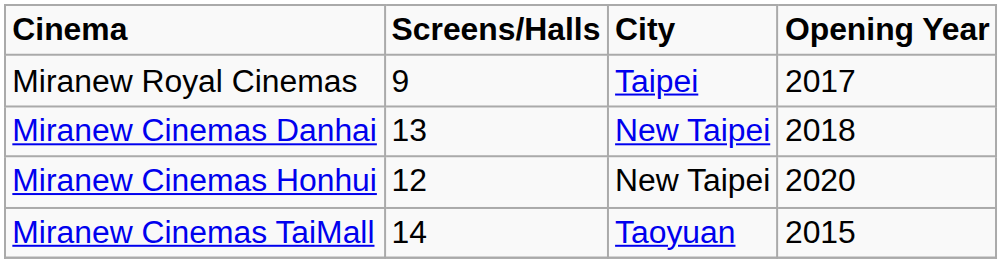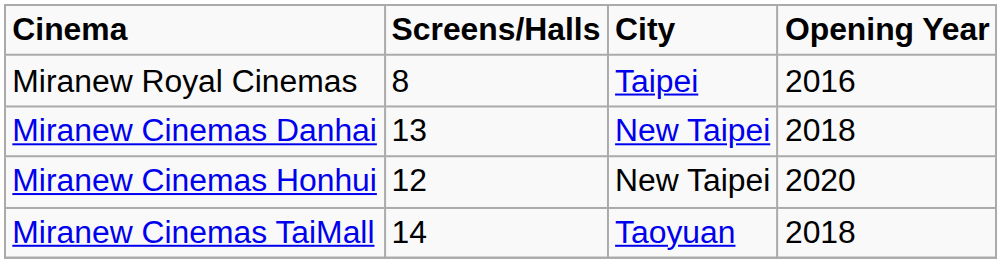(400, 80) 9 -> (400, 80) 8
(820, 80) 2017 -> (820, 80) 2016
(820, 231) 2015 -> (820, 231) 2018
